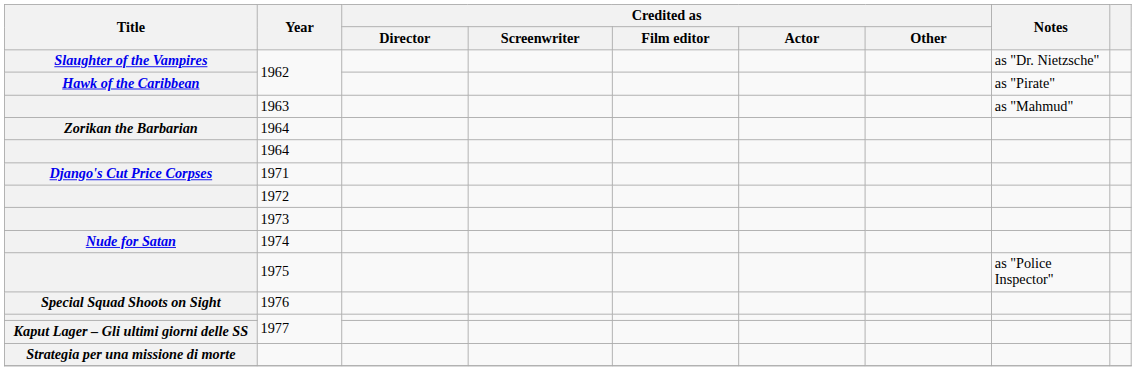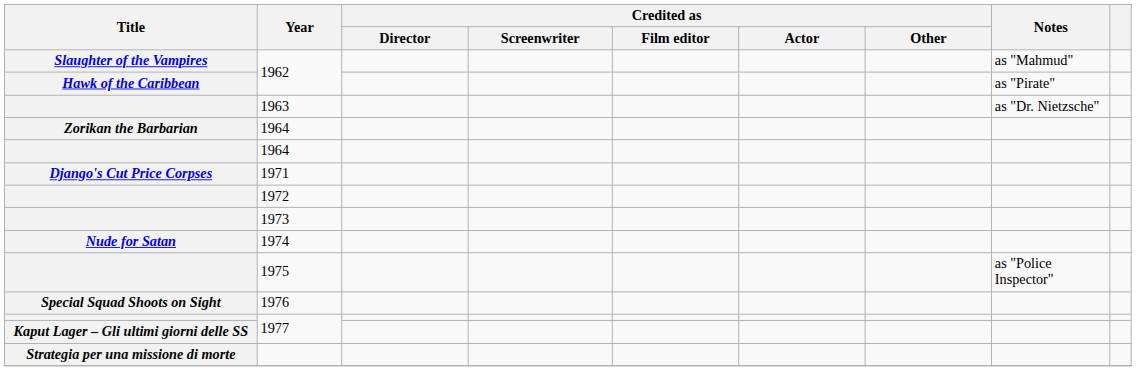(1047, 60) as "Dr. Nietzsche" -> (1034, 60) as "Mahmud"
(1034, 106) as "Mahmud" -> (1047, 106) as "Dr. Nietzsche"
